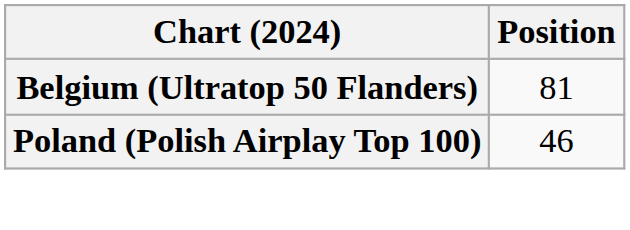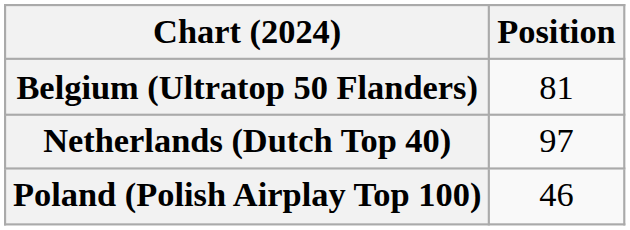+ row: (247, 140)
